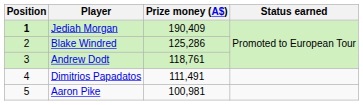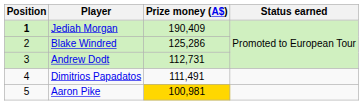(187, 60) 118,761 -> (187, 60) 112,731
(187, 92) no background -> (187, 92) gold background
